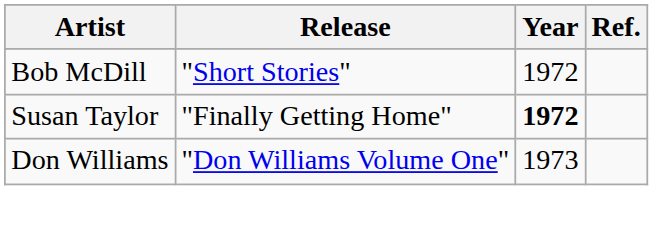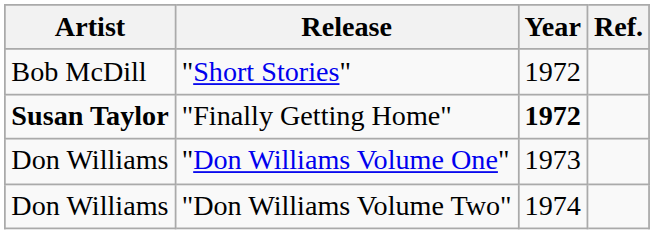(85, 116) normal -> (90, 116) bold
+ row: (347, 205)
